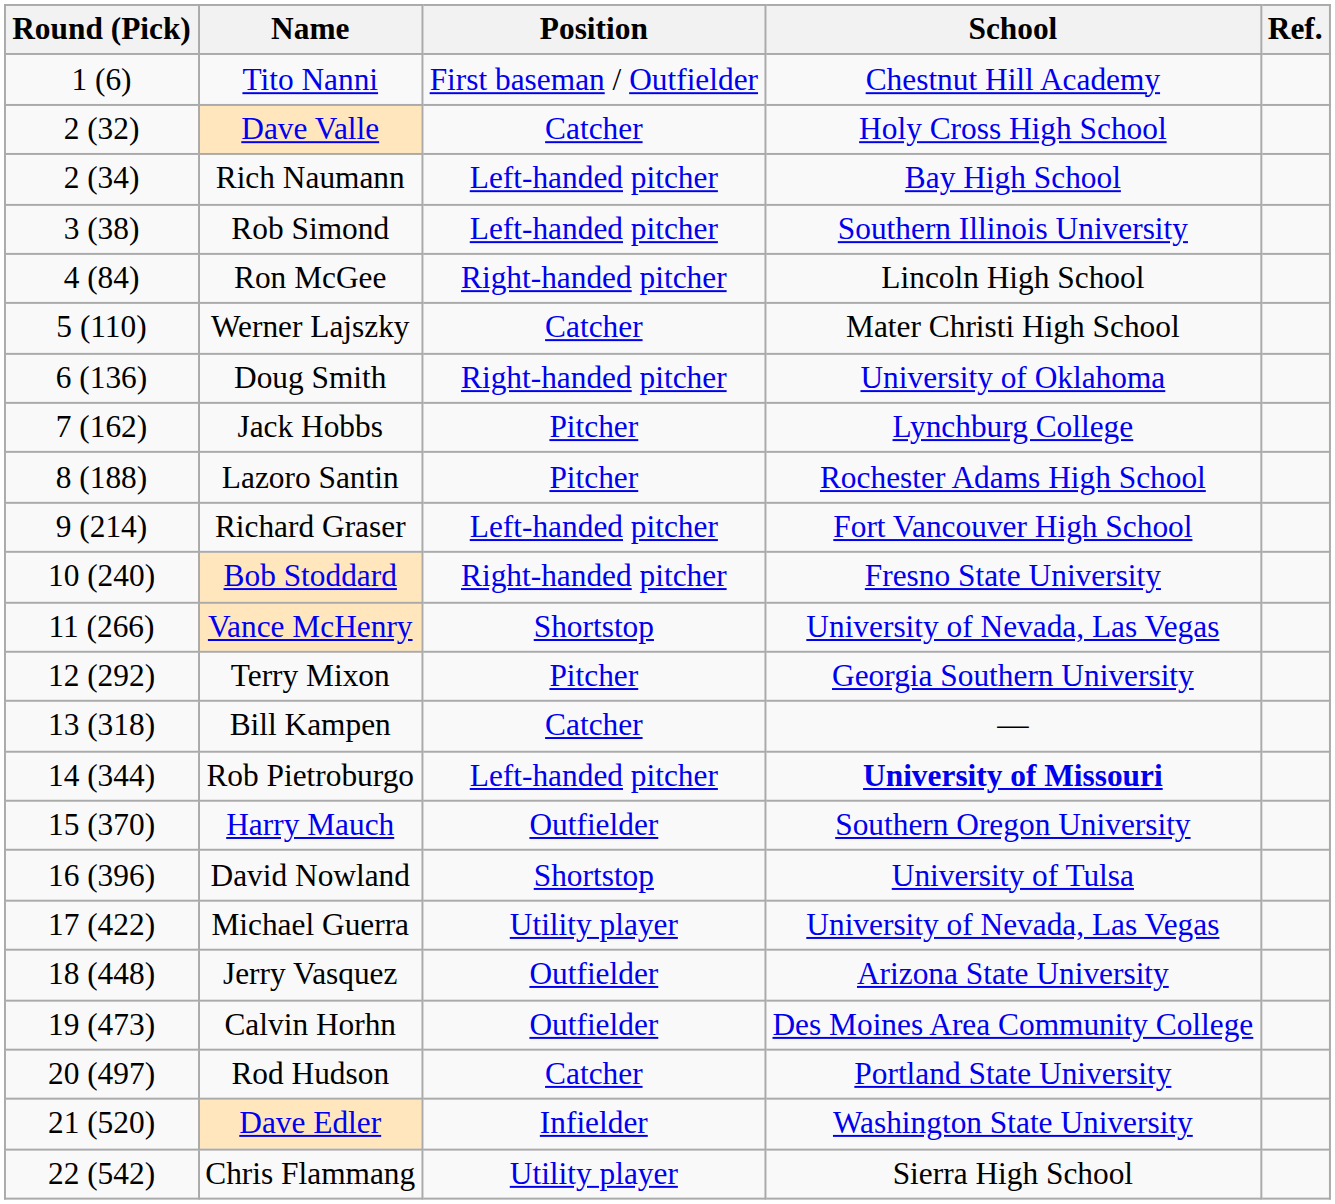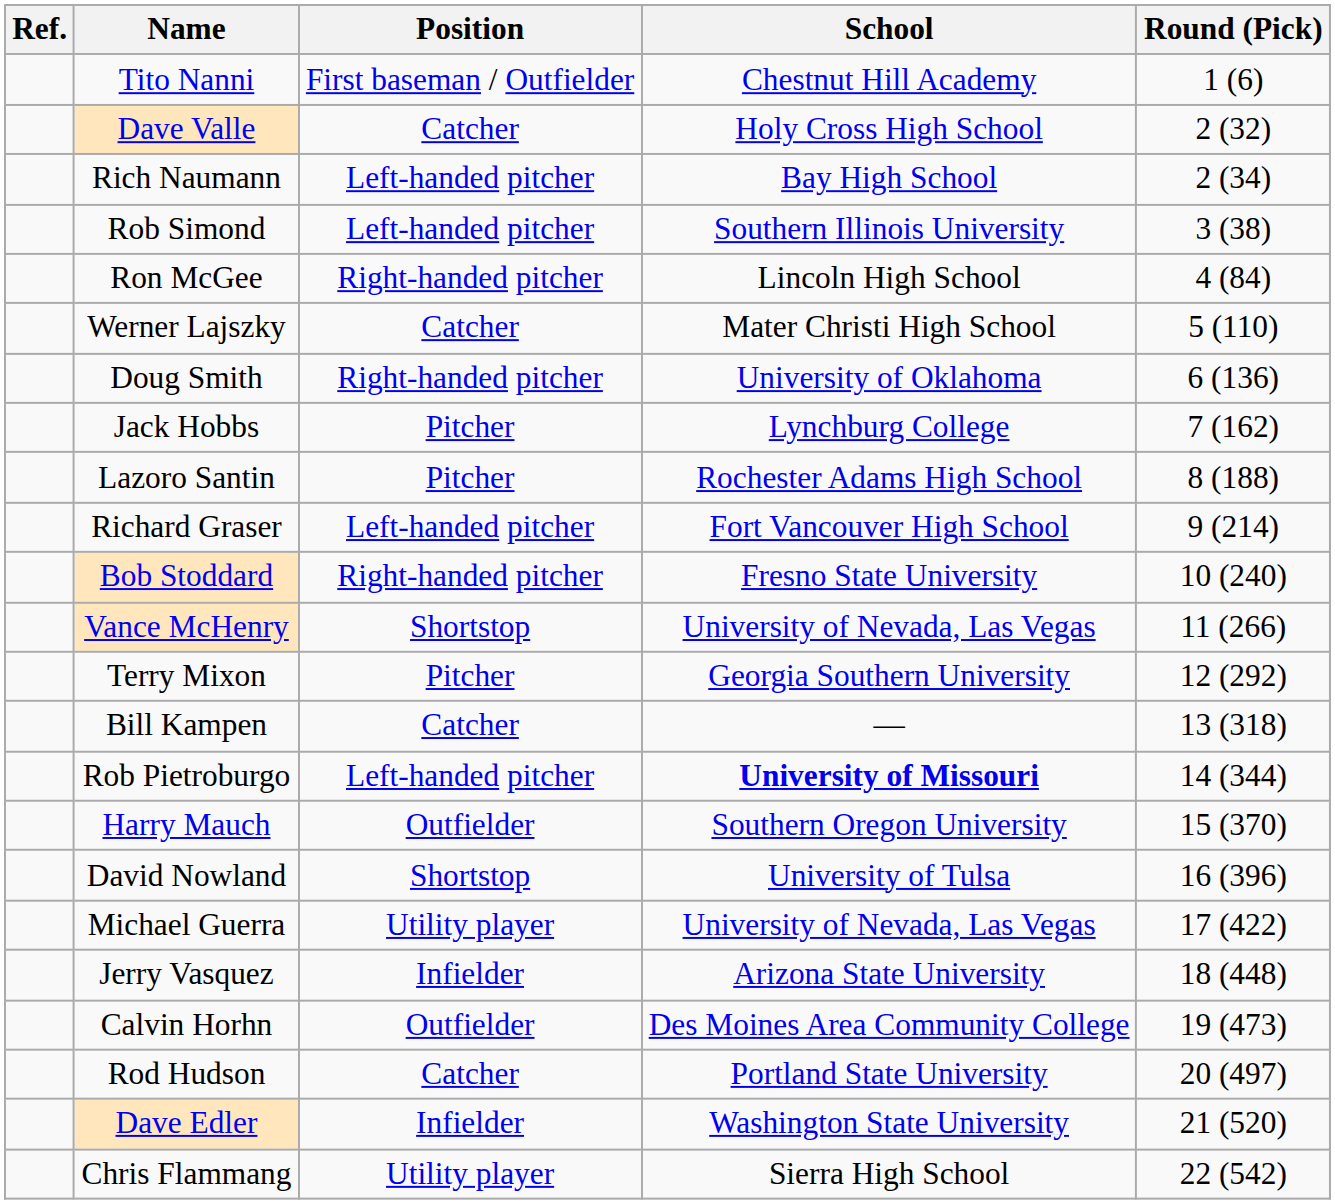columns swapped: (102, 29) <-> (1295, 29)
(594, 974) Outfielder -> (470, 974) Infielder
